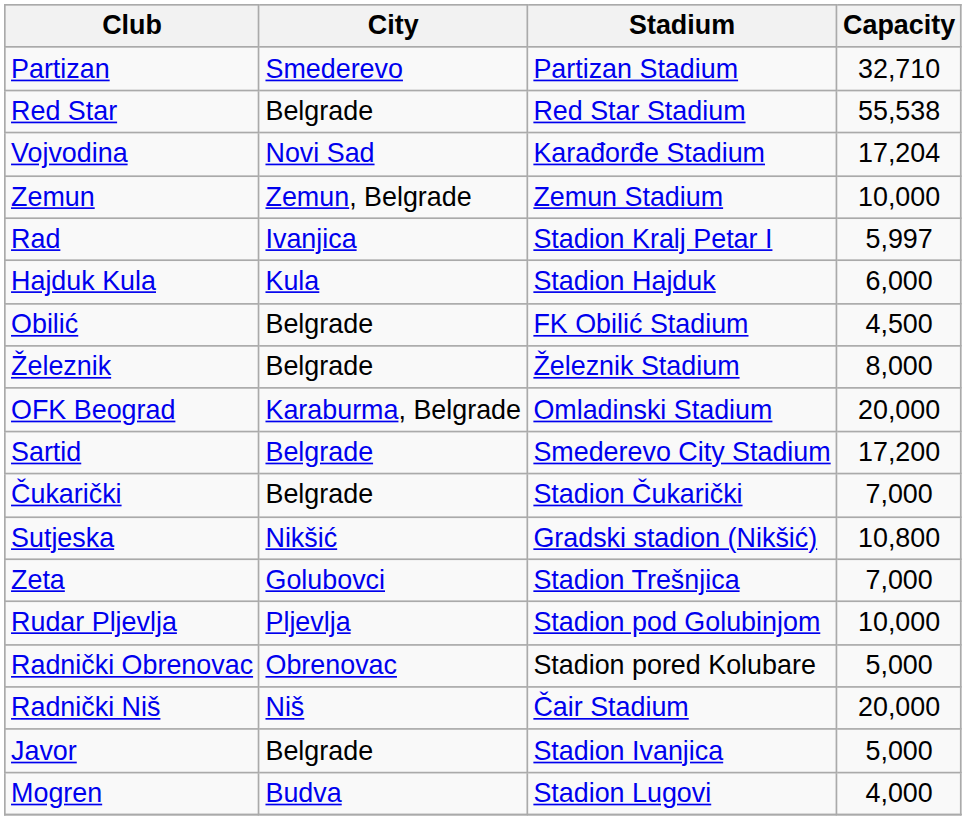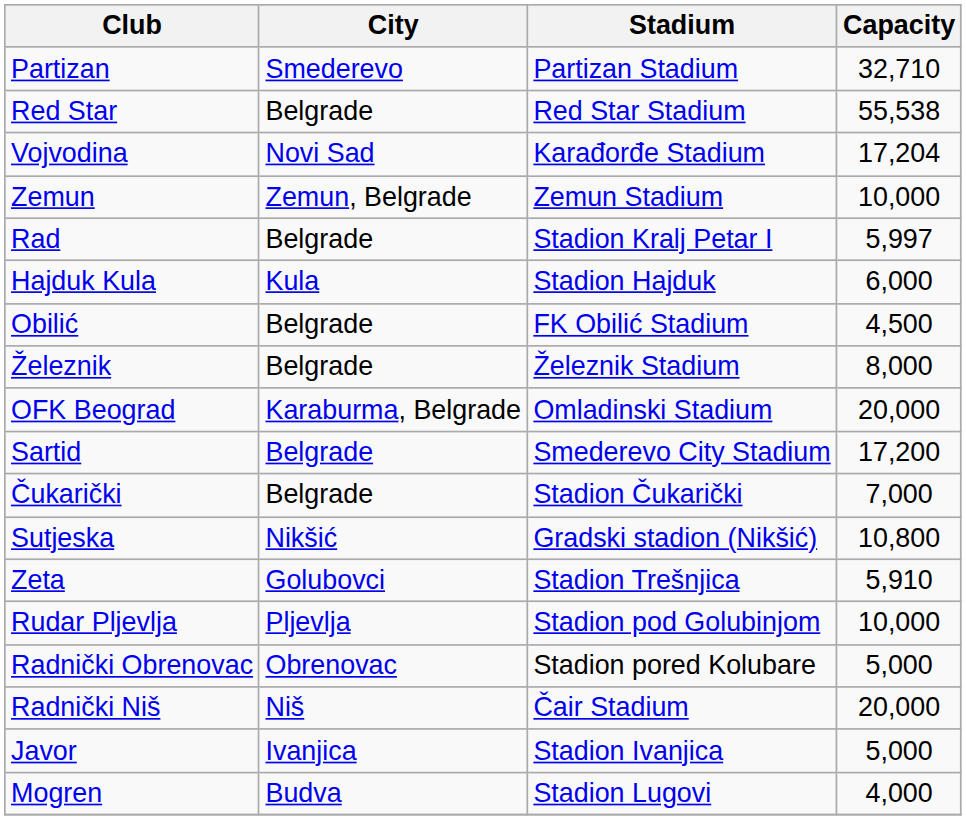(311, 238) Ivanjica -> (319, 238) Belgrade
(899, 580) 7,000 -> (899, 580) 5,910
(319, 750) Belgrade -> (311, 750) Ivanjica
